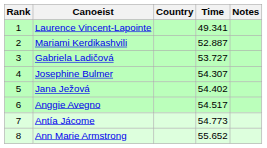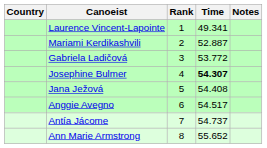columns swapped: (18, 12) <-> (175, 12)
(213, 58) 53.727 -> (213, 58) 53.772
(213, 74) normal -> (213, 74) bold
(213, 89) 54.402 -> (213, 89) 54.408
(213, 120) 54.773 -> (213, 120) 54.737
